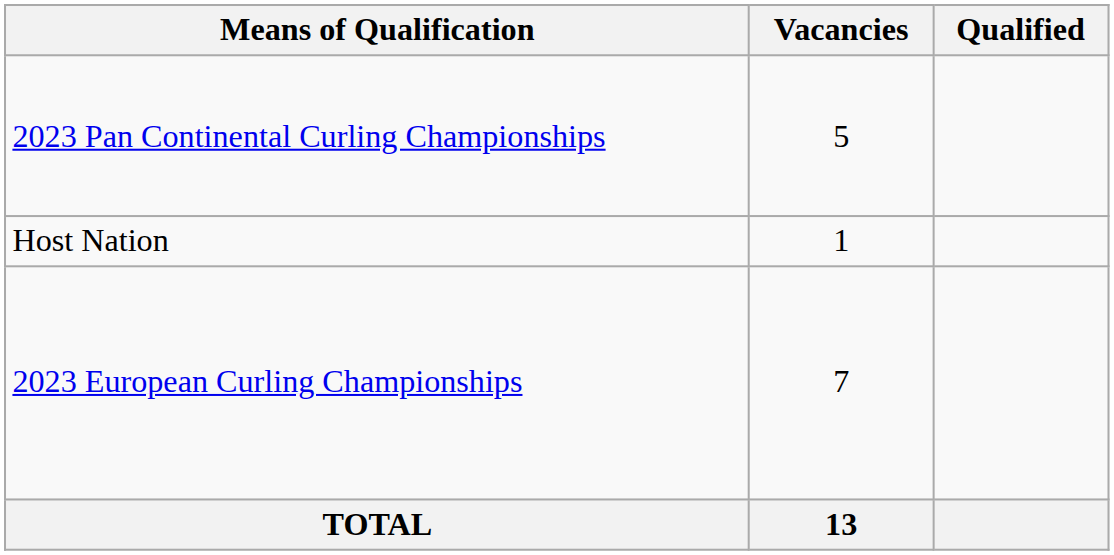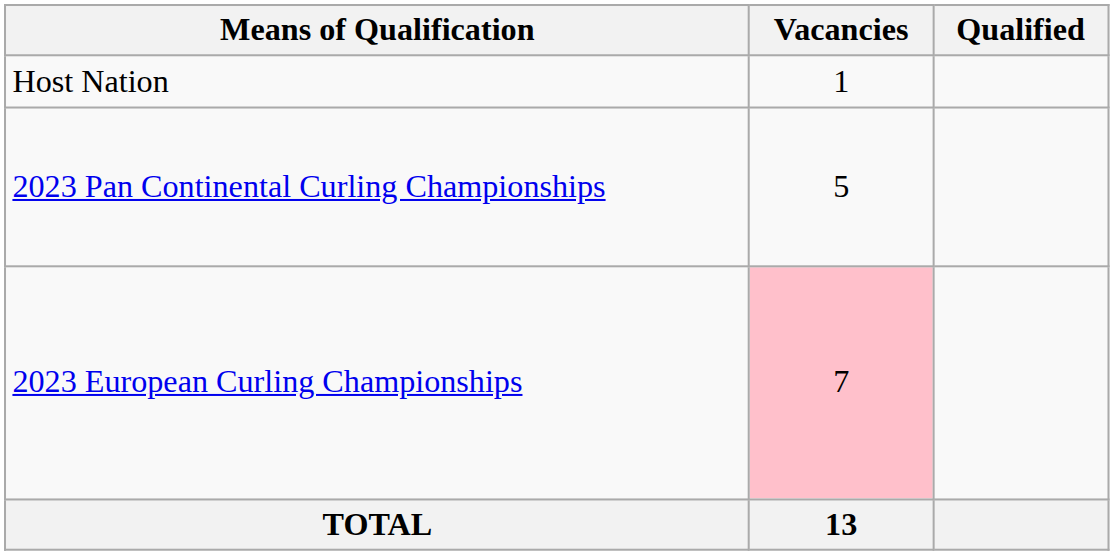rows swapped: (91, 240) <-> (309, 135)
(841, 382) no background -> (841, 382) pink background
